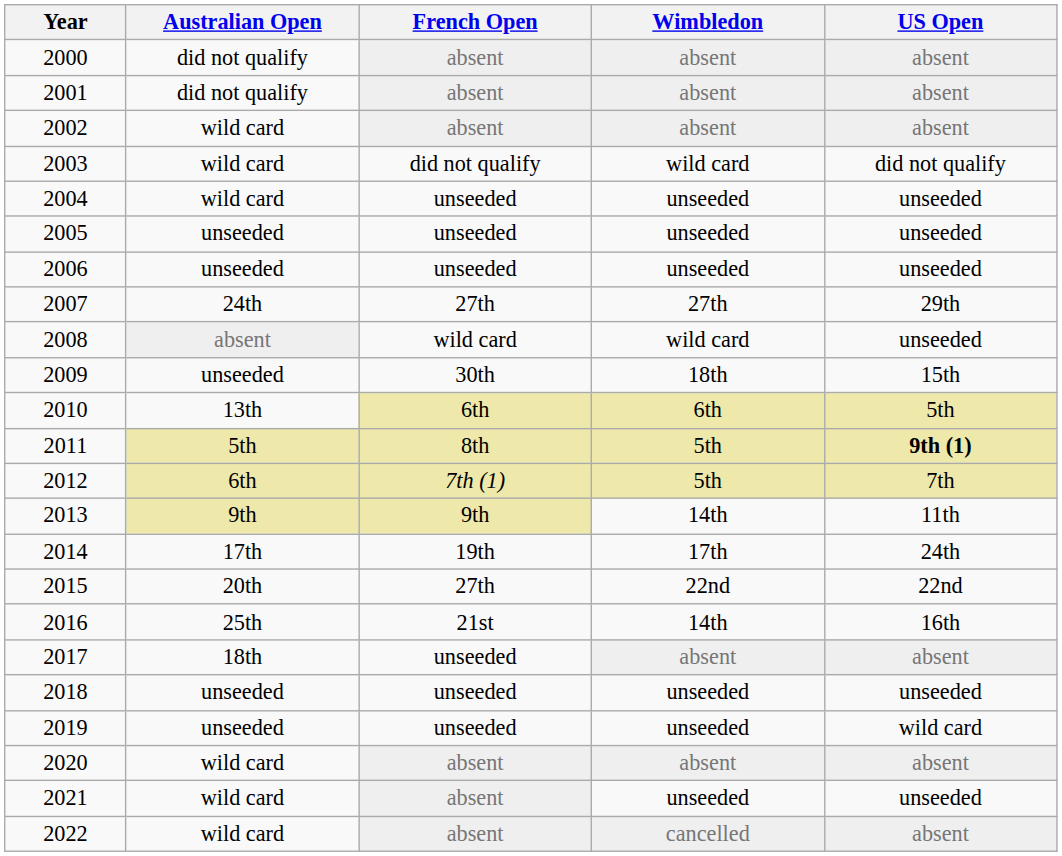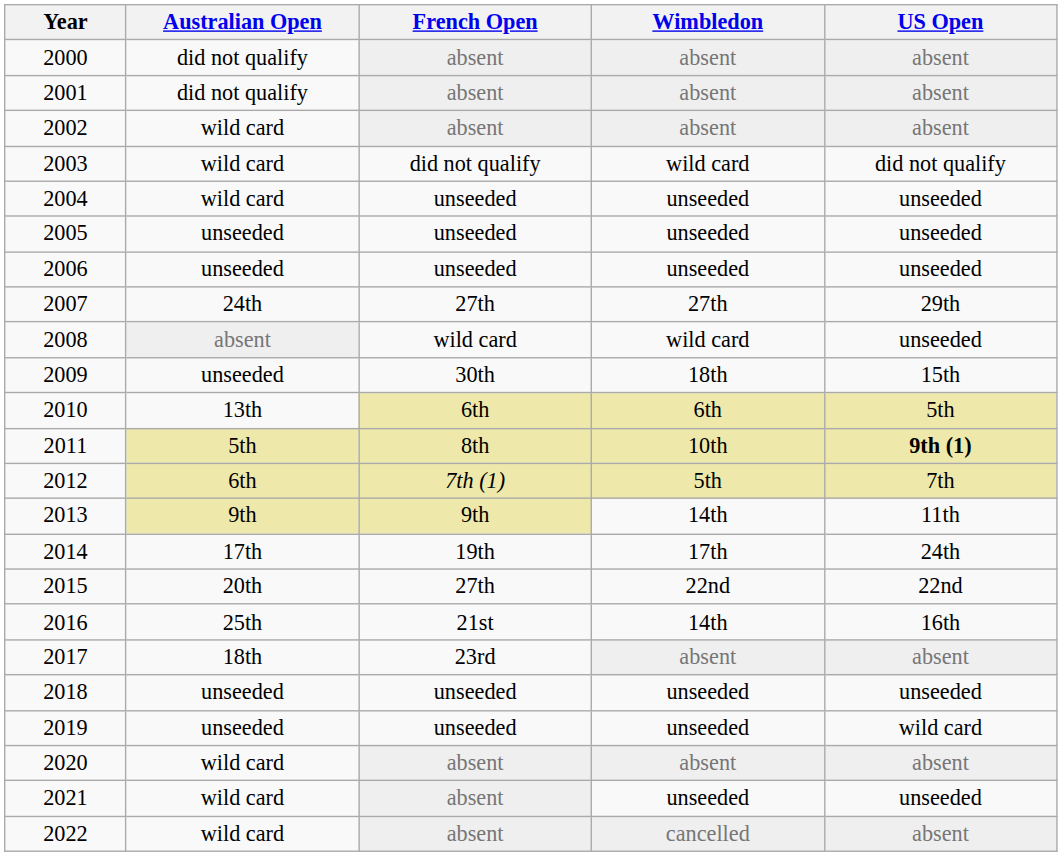(708, 445) 5th -> (708, 445) 10th
(475, 657) unseeded -> (475, 657) 23rd
